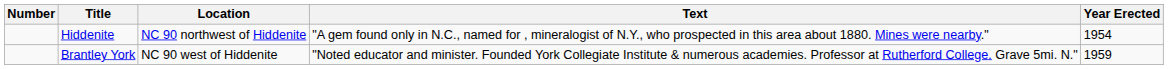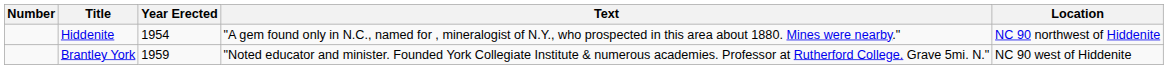columns swapped: (224, 14) <-> (1122, 14)
